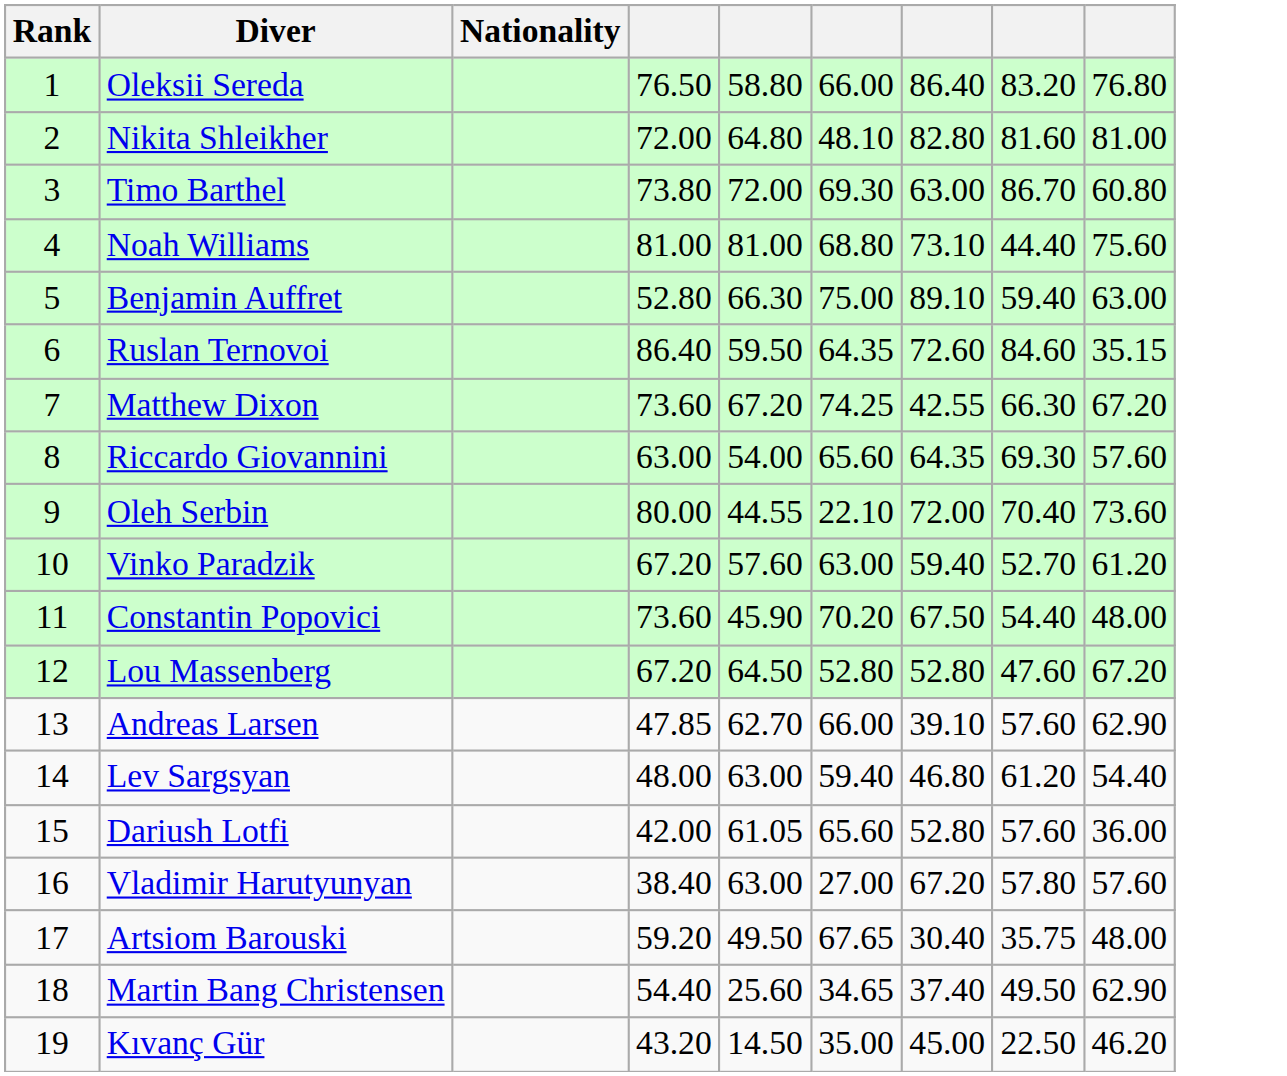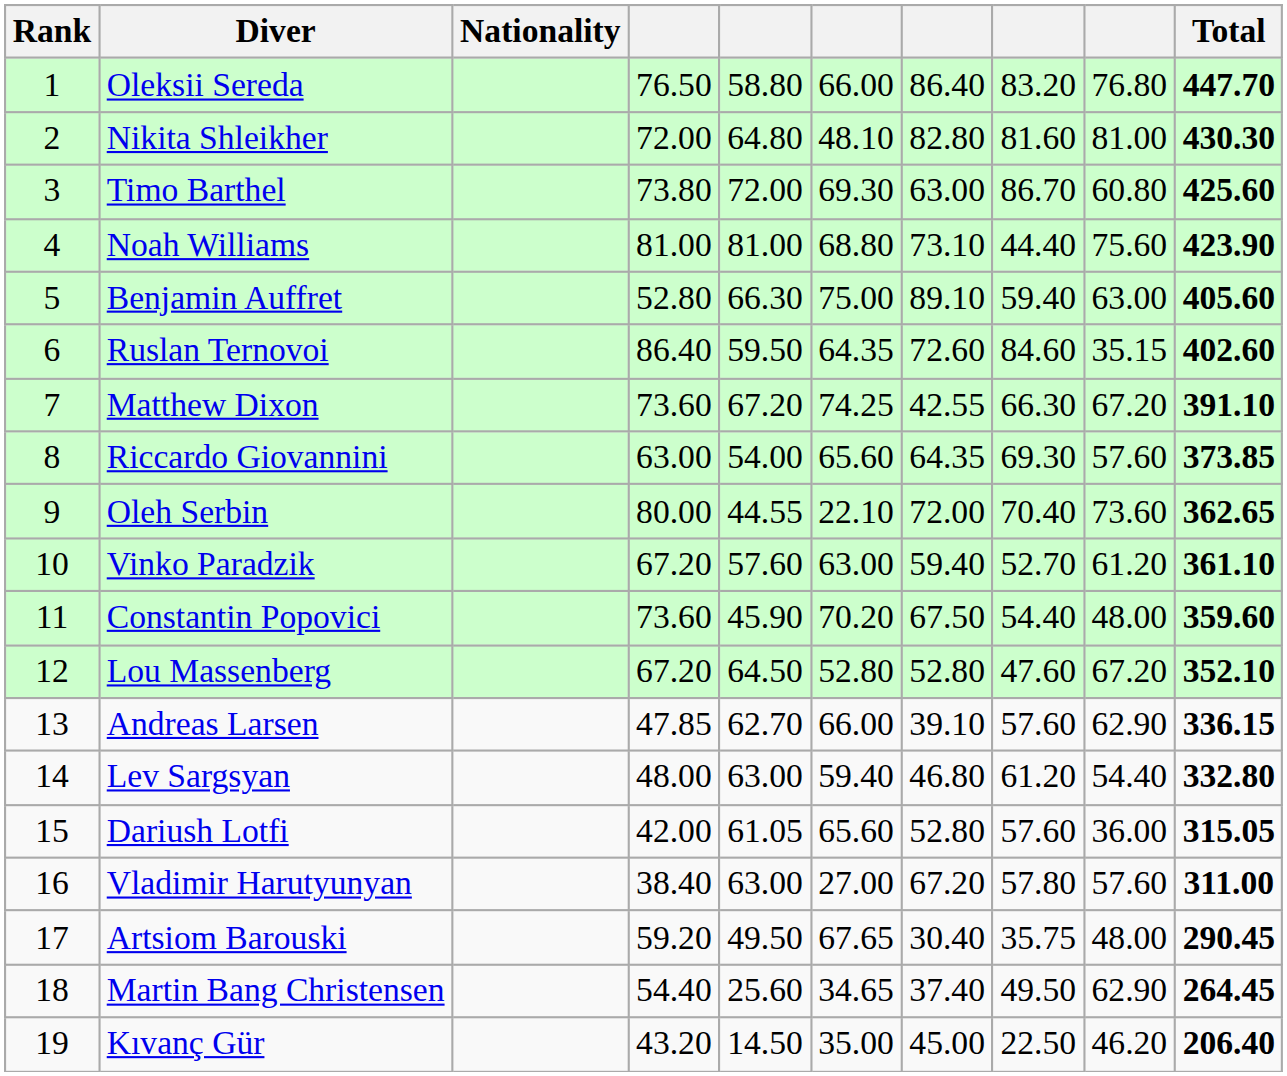+ column: (1229, 31)
